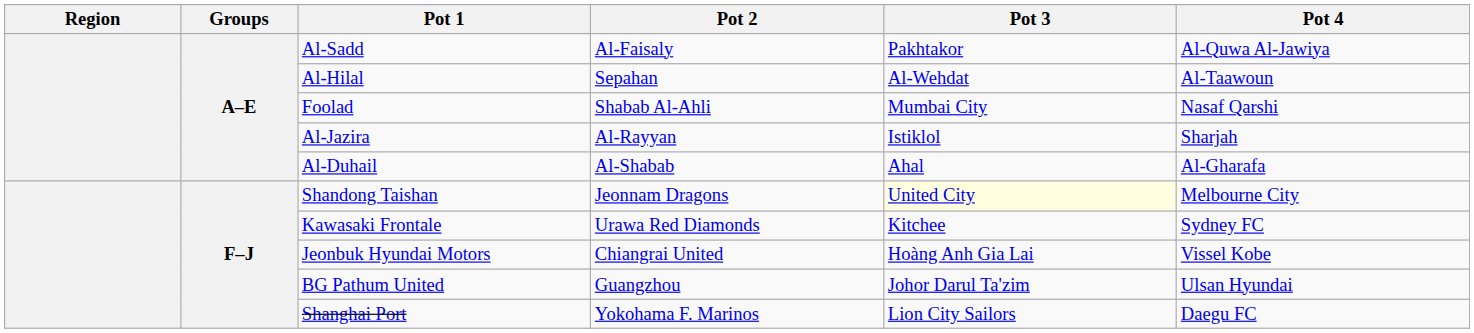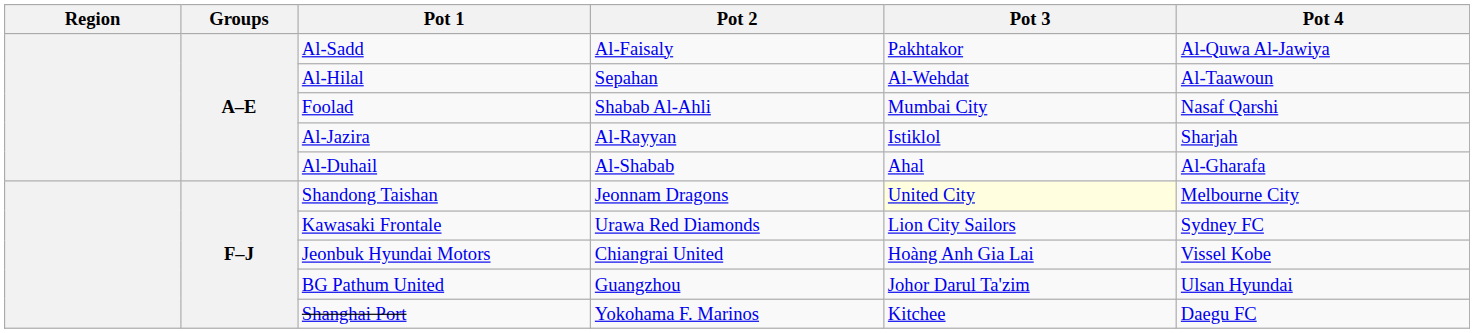(917, 225) Kitchee -> (952, 225) Lion City Sailors
(952, 313) Lion City Sailors -> (917, 313) Kitchee
